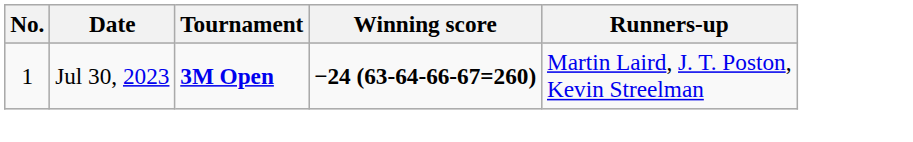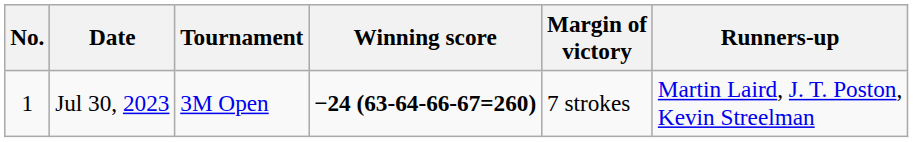+ column: (597, 37)
(227, 75) bold -> (224, 103) normal
